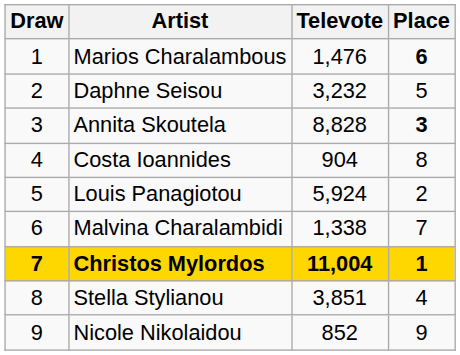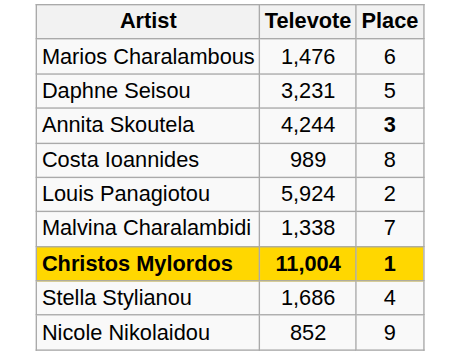- column: (37, 21)
(422, 56) bold -> (390, 56) normal
(340, 90) 3,232 -> (308, 90) 3,231
(340, 125) 8,828 -> (308, 125) 4,244
(340, 159) 904 -> (308, 159) 989
(340, 297) 3,851 -> (308, 297) 1,686
